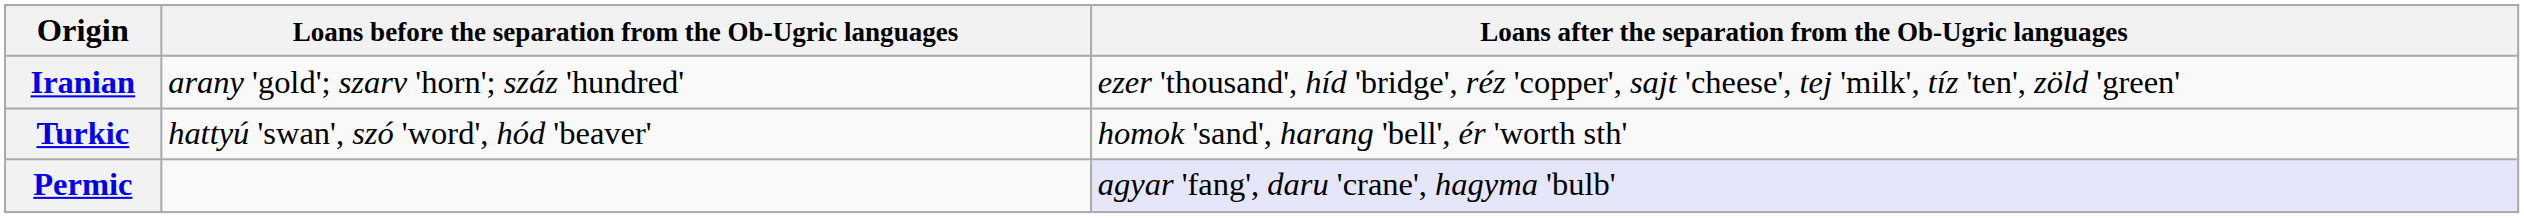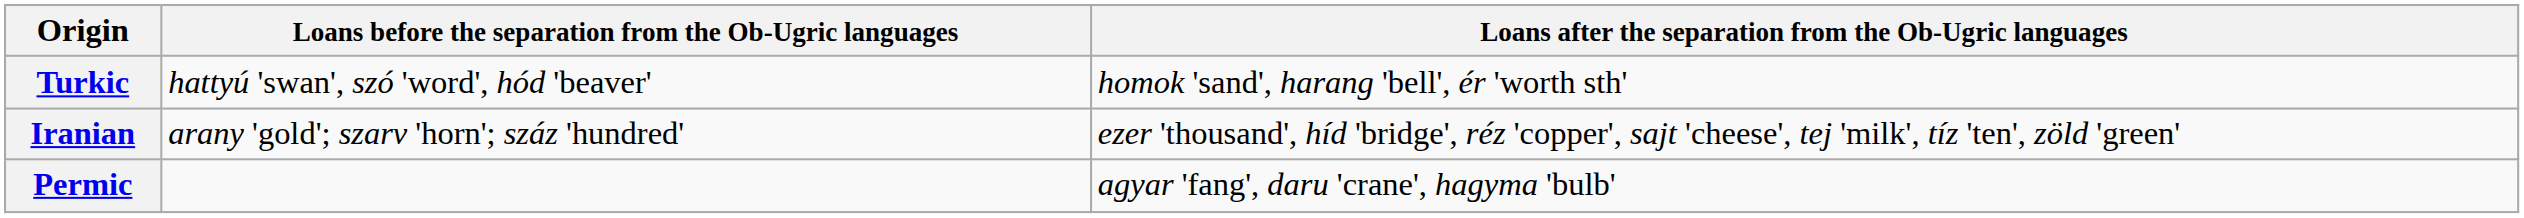rows swapped: (83, 81) <-> (83, 133)
(1357, 184) lavender background -> (1357, 184) no background
